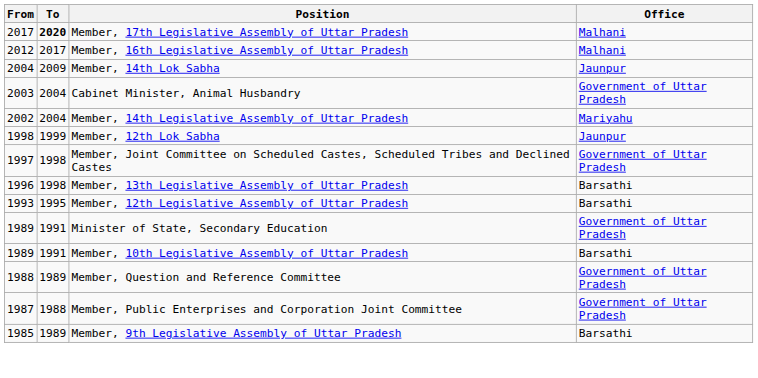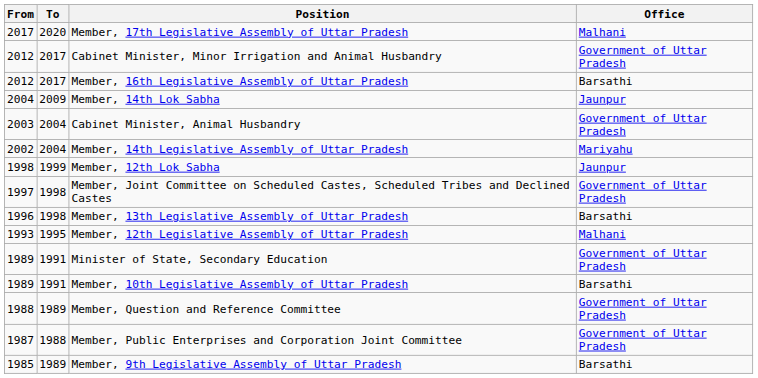(53, 32) bold -> (53, 32) normal
+ row: (257, 56)
(602, 50) Malhani -> (606, 81) Barsathi
(606, 203) Barsathi -> (602, 234) Malhani
